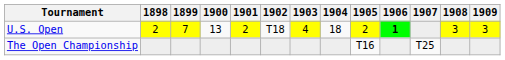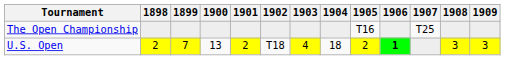rows swapped: (35, 30) <-> (72, 47)
